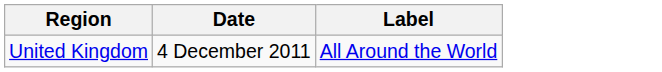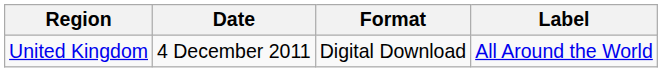+ column: (393, 19)
